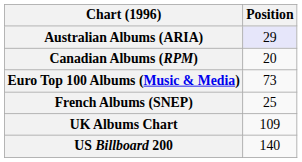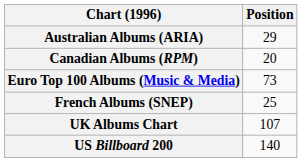(270, 37) lavender background -> (270, 37) no background
(270, 124) 109 -> (270, 124) 107
